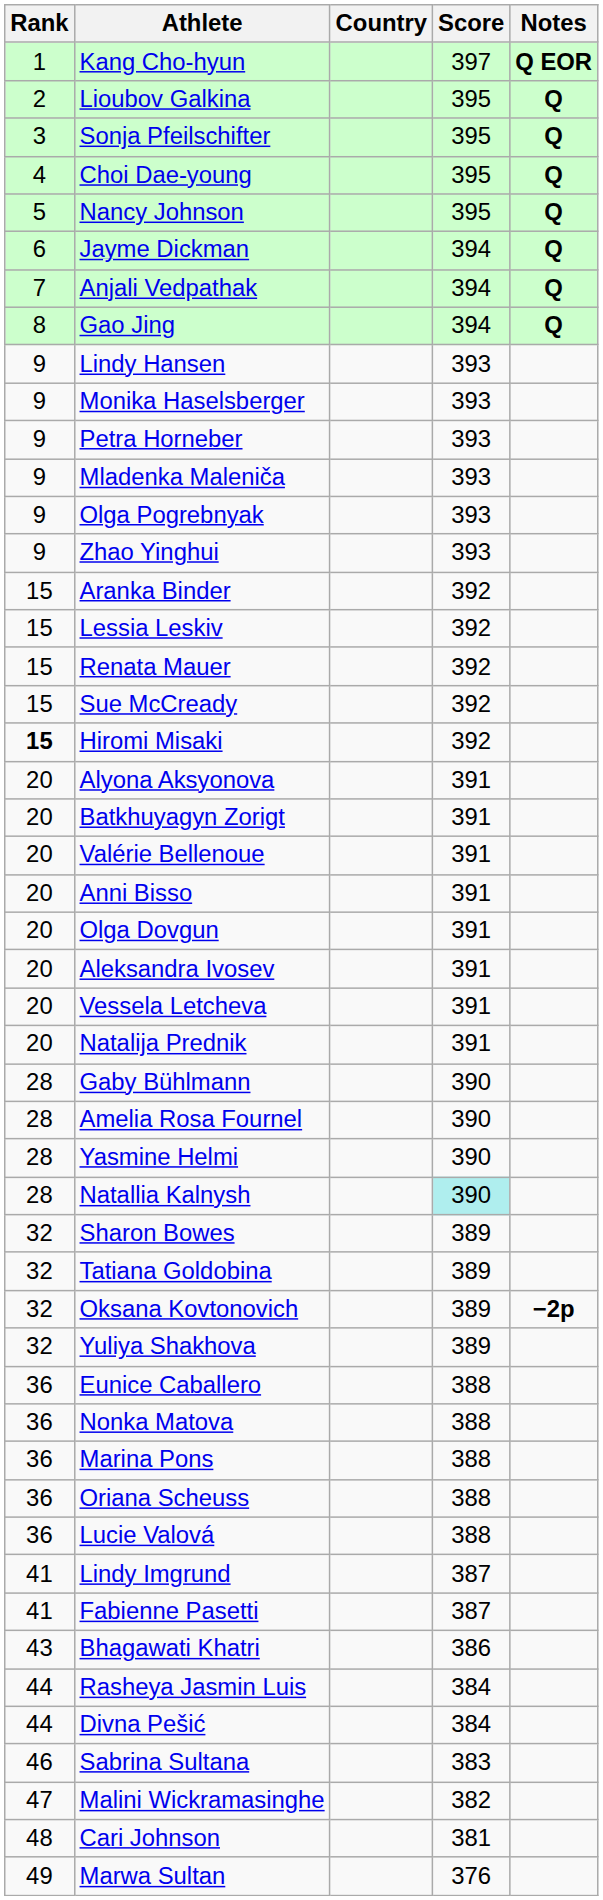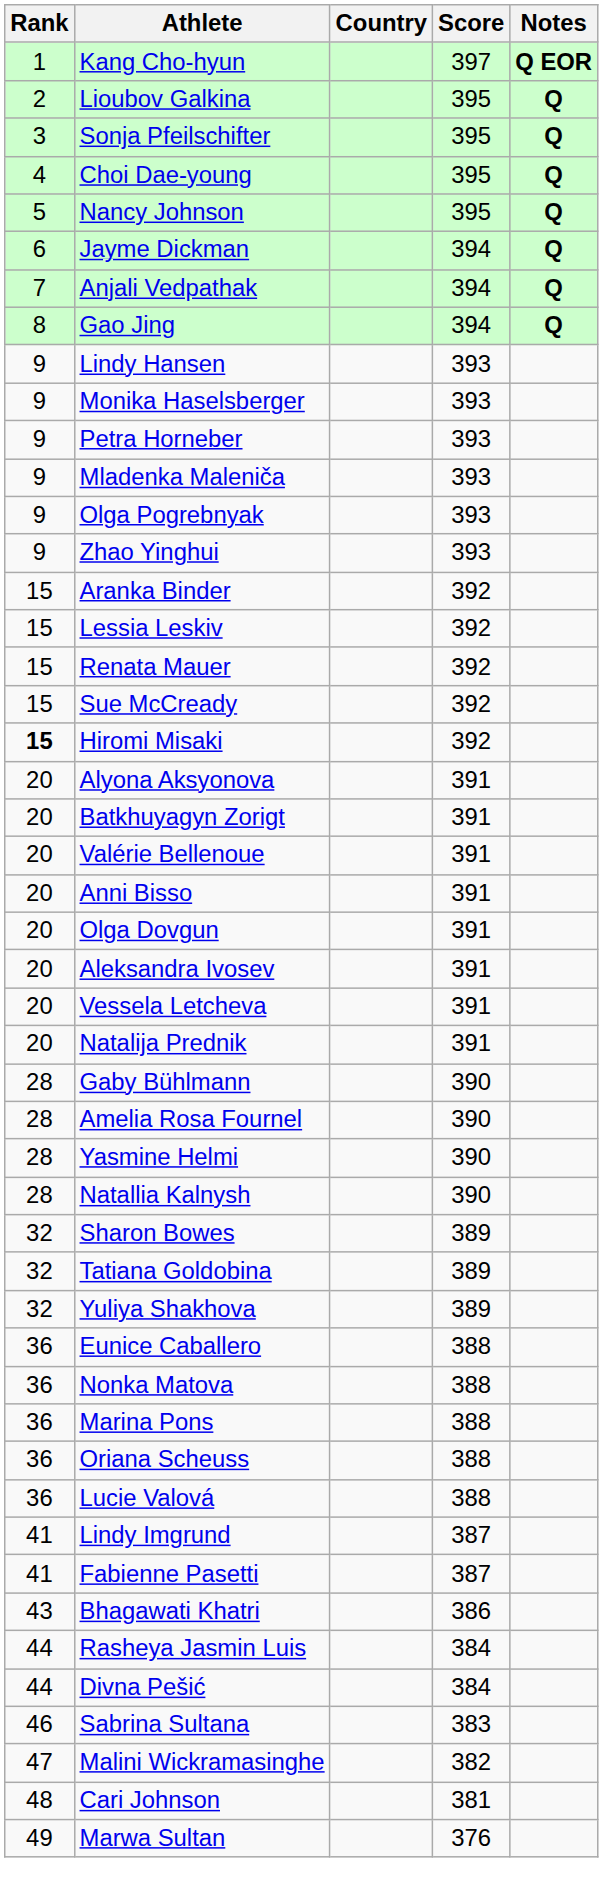(471, 1195) paleturquoise background -> (471, 1195) no background
- row: (189, 1308)
